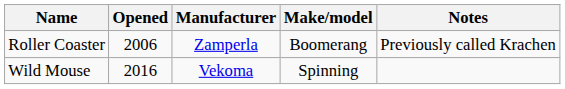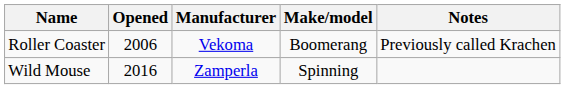(226, 44) Zamperla -> (226, 44) Vekoma
(226, 70) Vekoma -> (226, 70) Zamperla
